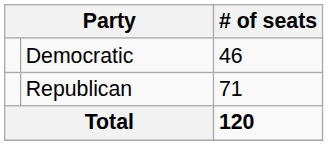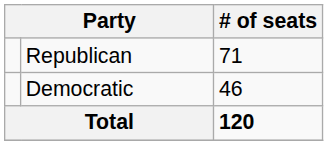rows swapped: (79, 88) <-> (79, 55)
